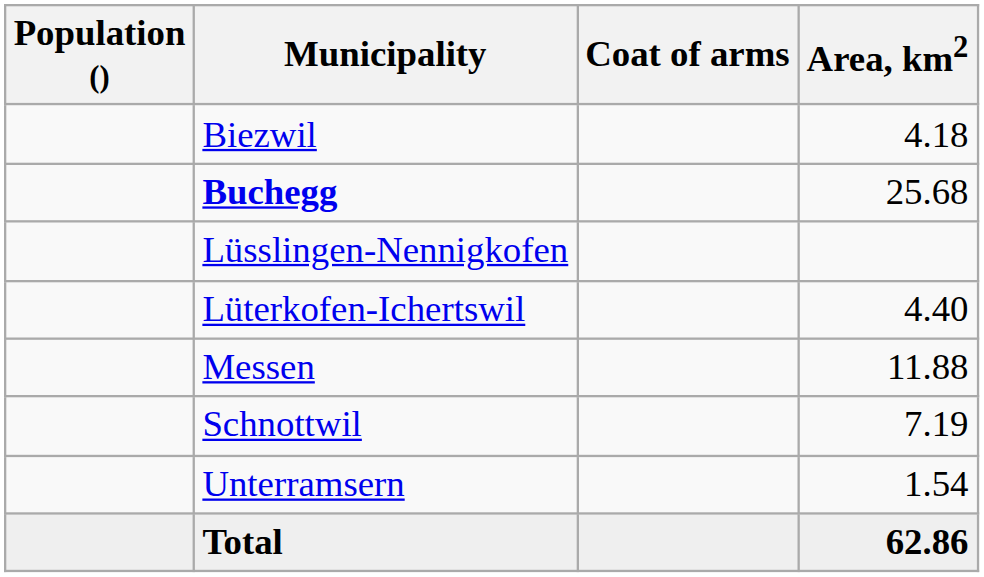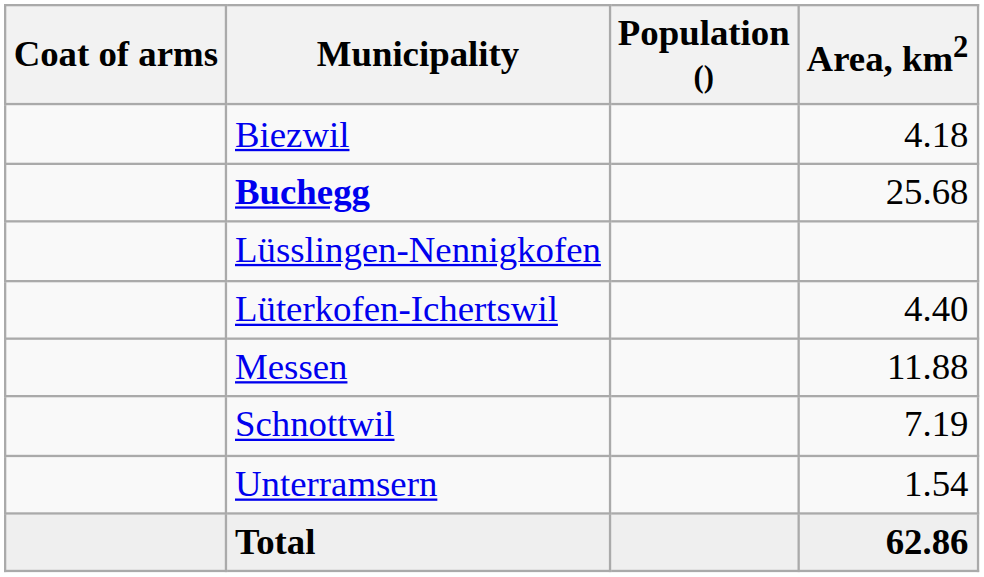columns swapped: (687, 54) <-> (100, 54)
